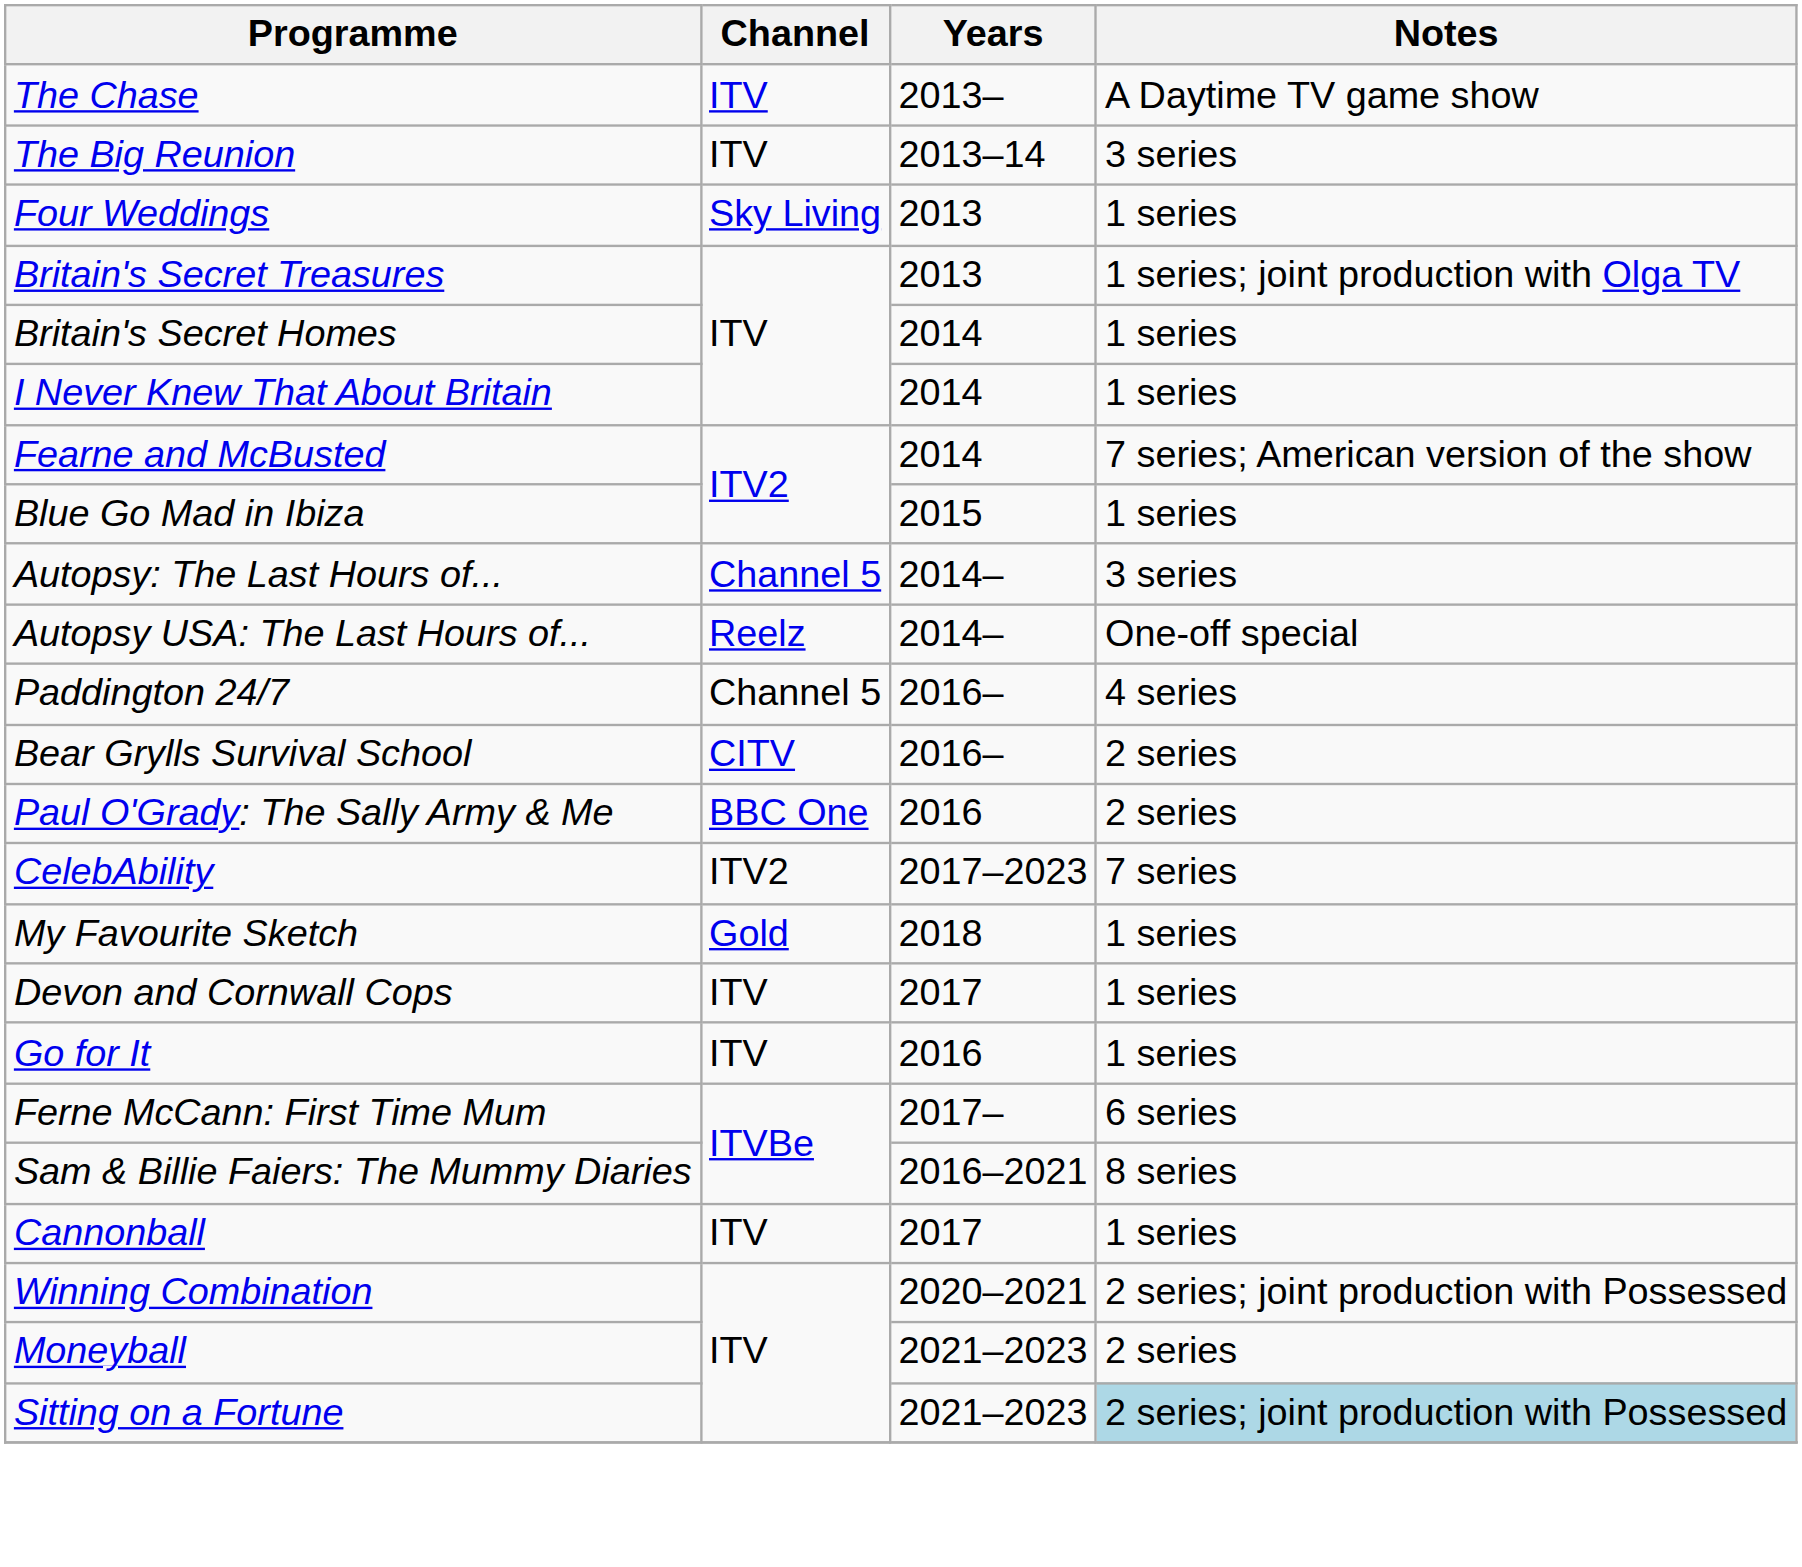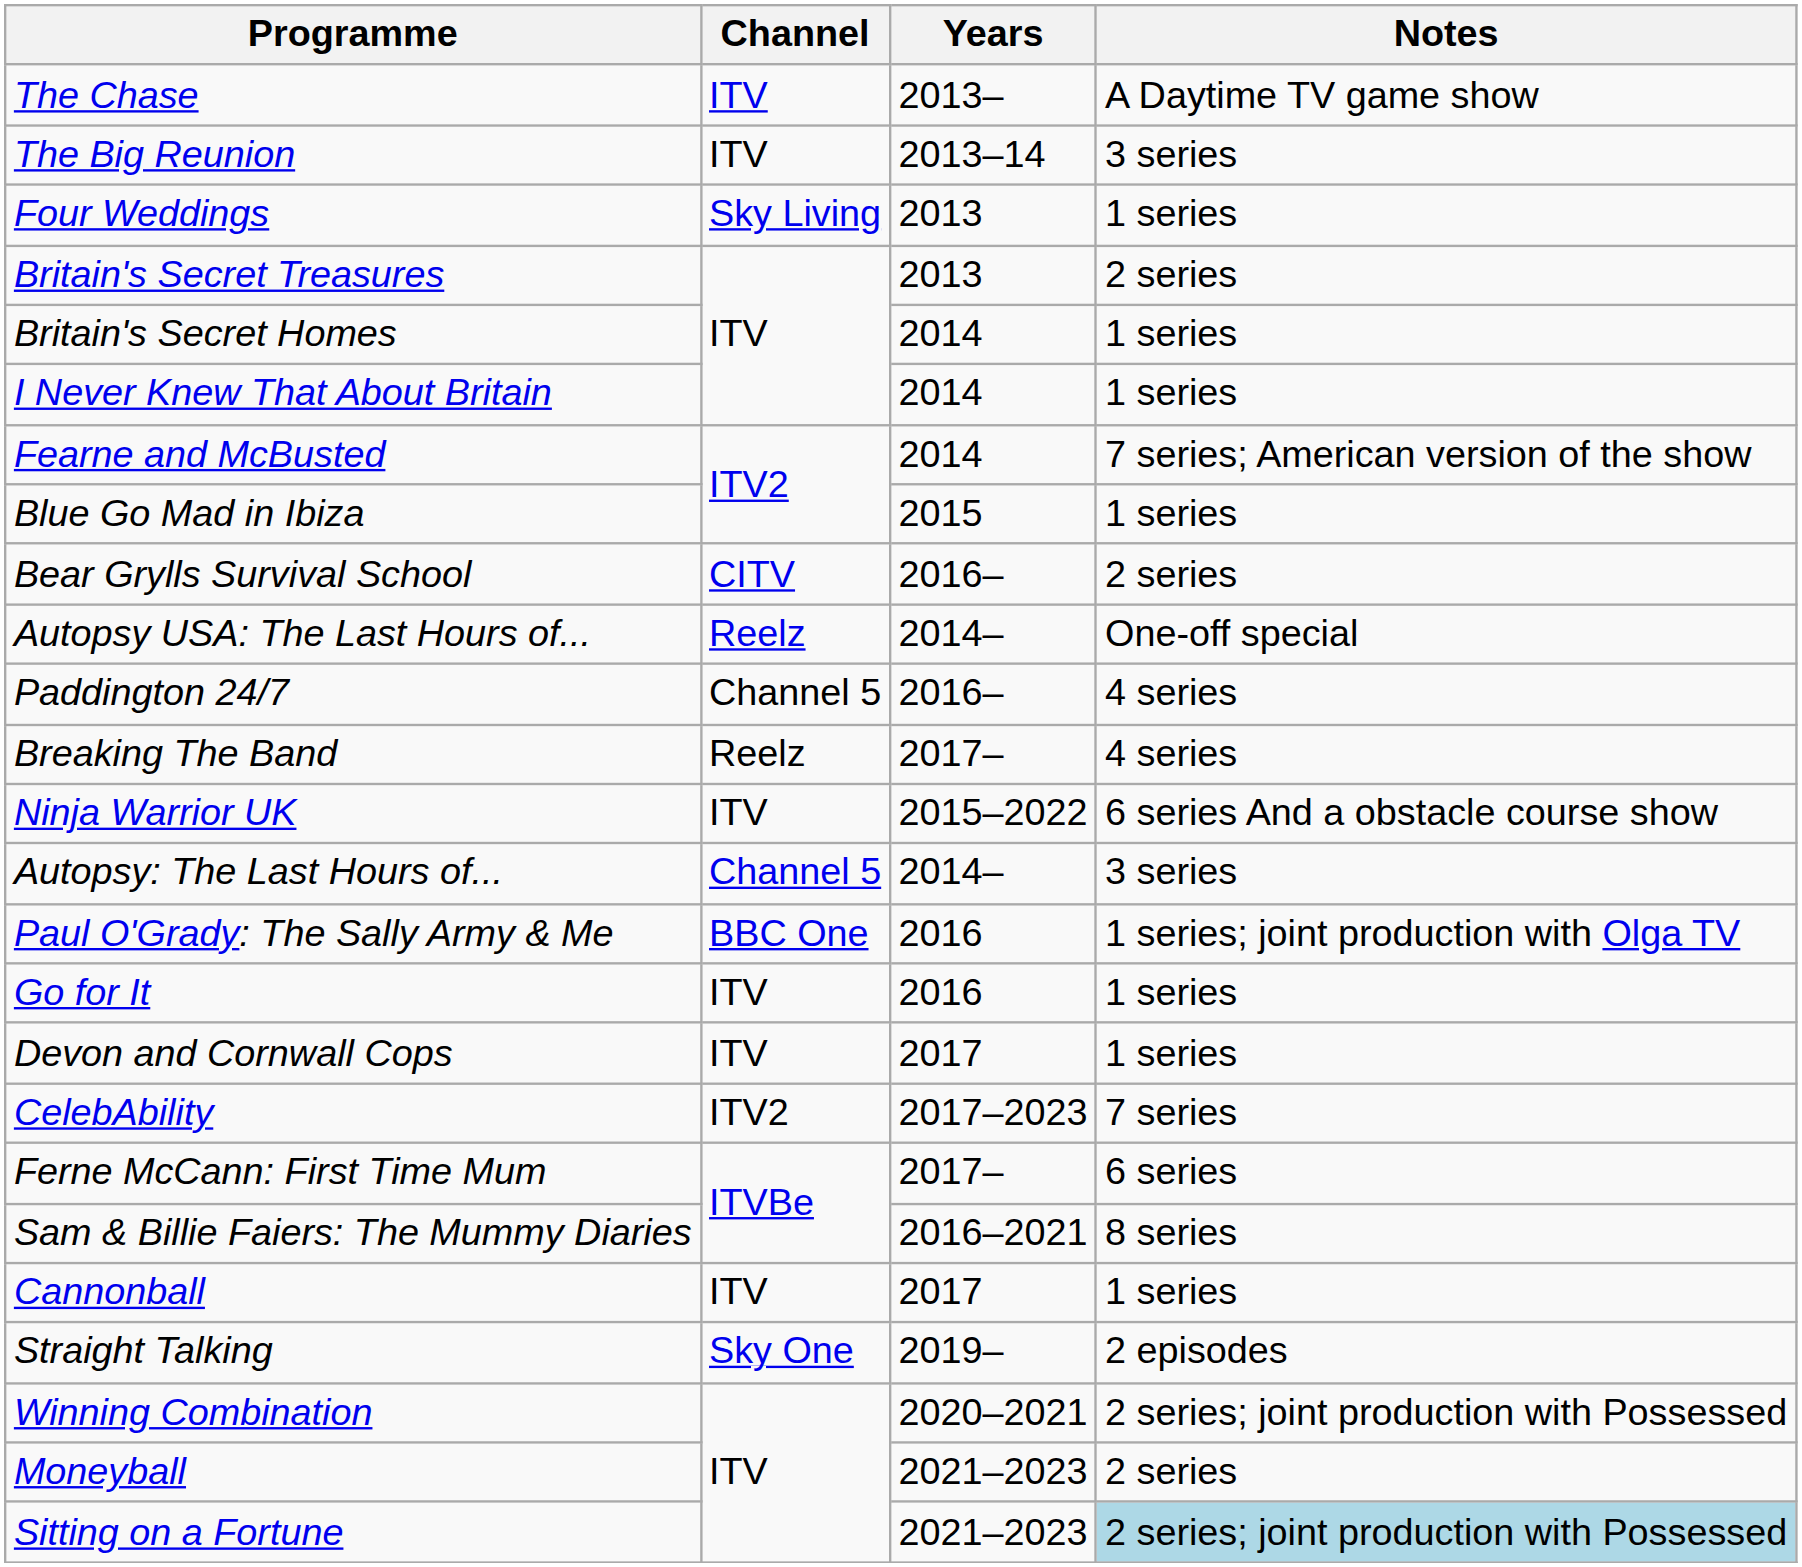(1423, 273) 1 series; joint production with Olga TV -> (1171, 273) 2 series
rows swapped: (258, 573) <-> (243, 753)
+ row: (176, 753)
+ row: (155, 812)
(1171, 812) 2 series -> (1423, 932) 1 series; joint production with Olga TV
rows swapped: (82, 1052) <-> (114, 872)
- row: (186, 932)
+ row: (143, 1351)
